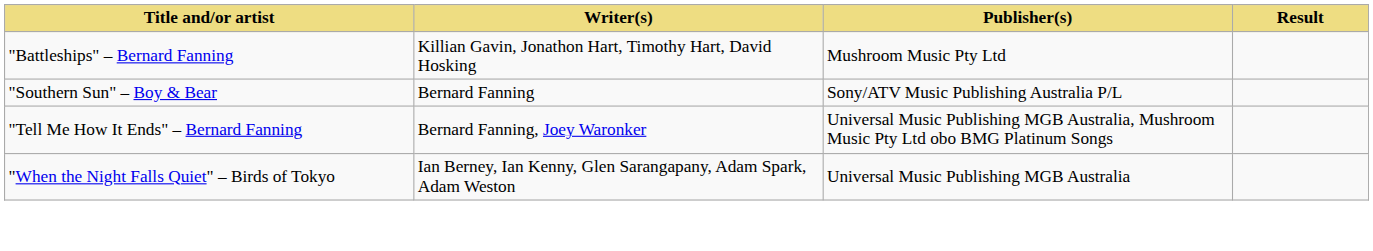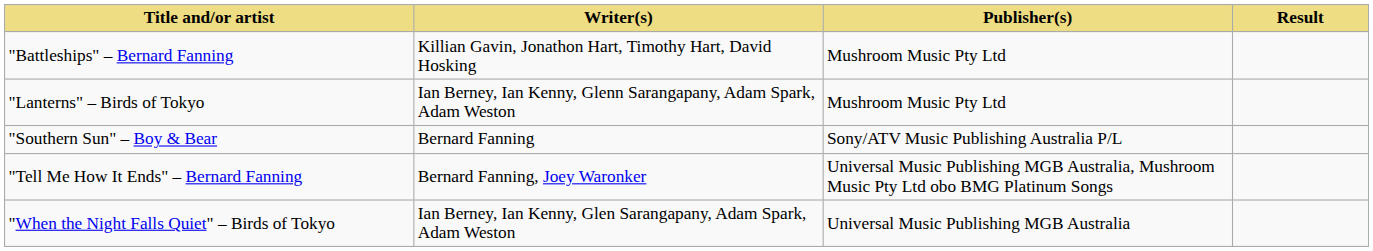+ row: (106, 102)
